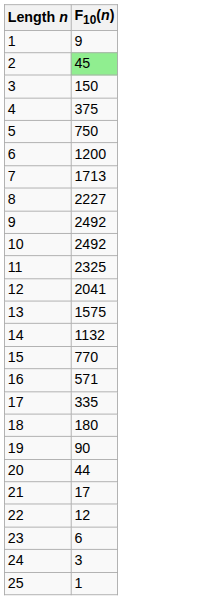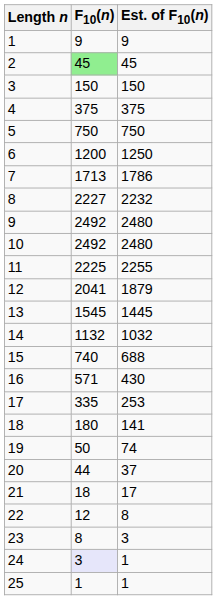+ column: (165, 17)
(90, 267) 2325 -> (90, 267) 2225
(90, 312) 1575 -> (90, 312) 1545
(86, 357) 770 -> (86, 357) 740
(82, 447) 90 -> (82, 447) 50
(82, 493) 17 -> (82, 493) 18
(78, 538) 6 -> (78, 538) 8
(78, 560) no background -> (78, 560) lavender background
